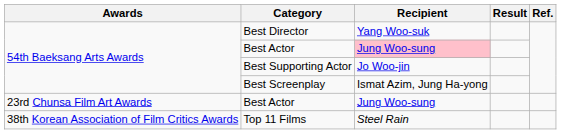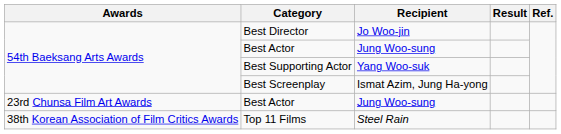(393, 31) Yang Woo-suk -> (383, 31) Jo Woo-jin
(396, 48) pink background -> (396, 48) no background
(383, 66) Jo Woo-jin -> (393, 66) Yang Woo-suk
